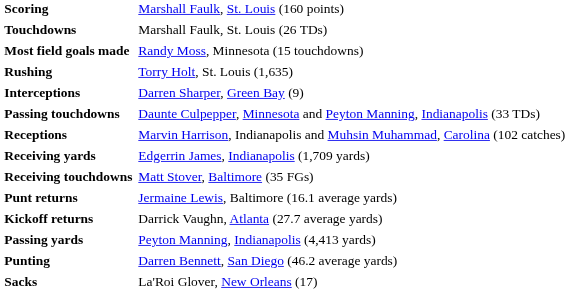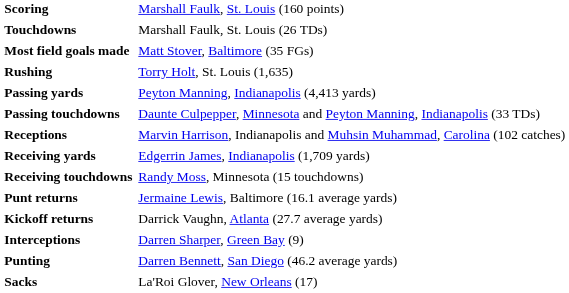(251, 50) Randy Moss, Minnesota (15 touchdowns) -> (226, 50) Matt Stover, Baltimore (35 FGs)
rows swapped: (44, 240) <-> (42, 92)
(226, 176) Matt Stover, Baltimore (35 FGs) -> (251, 176) Randy Moss, Minnesota (15 touchdowns)
